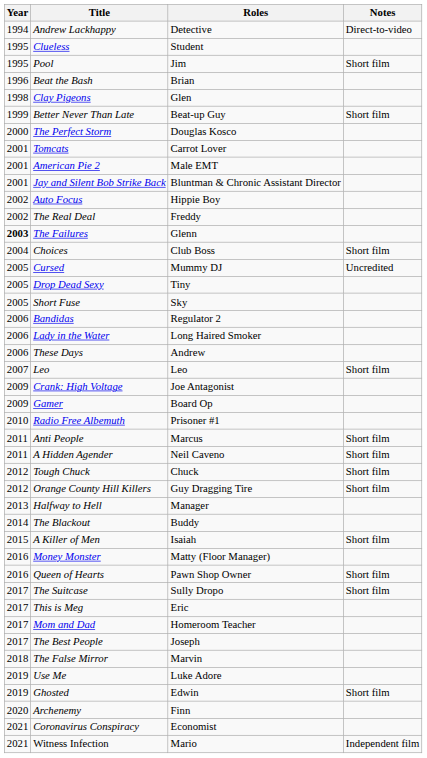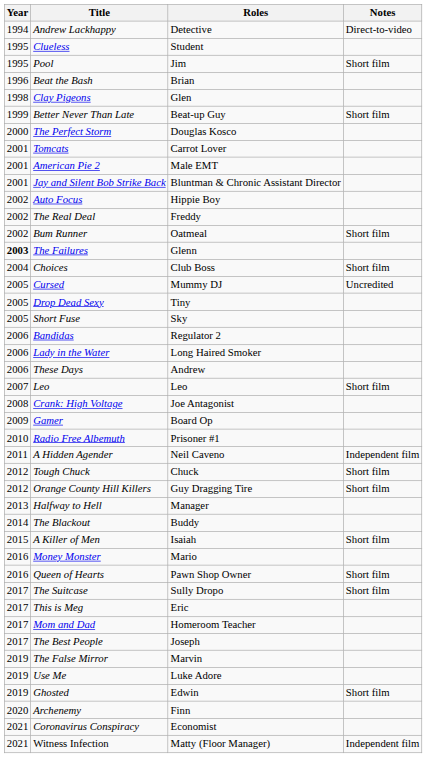+ row: (60, 234)
(18, 387) 2009 -> (18, 404) 2008
- row: (58, 438)
(368, 455) Short film -> (383, 455) Independent film
(220, 557) Matty (Floor Manager) -> (184, 557) Mario
(18, 659) 2018 -> (18, 659) 2019
(184, 744) Mario -> (220, 744) Matty (Floor Manager)
